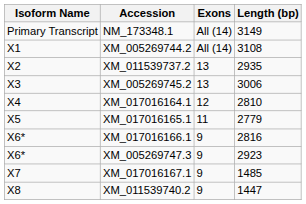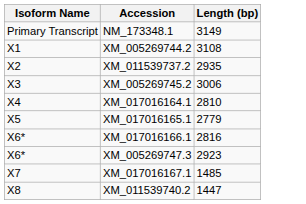- column: (214, 13)
